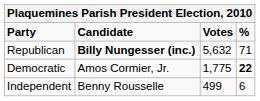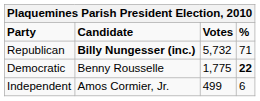(217, 50) 5,632 -> (217, 50) 5,732
(123, 68) Amos Cormier, Jr. -> (121, 68) Benny Rousselle
(121, 86) Benny Rousselle -> (123, 86) Amos Cormier, Jr.
